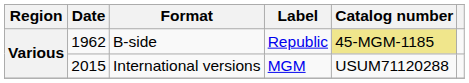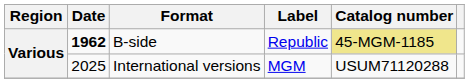(89, 41) normal -> (89, 41) bold
(89, 66) 2015 -> (89, 66) 2025
